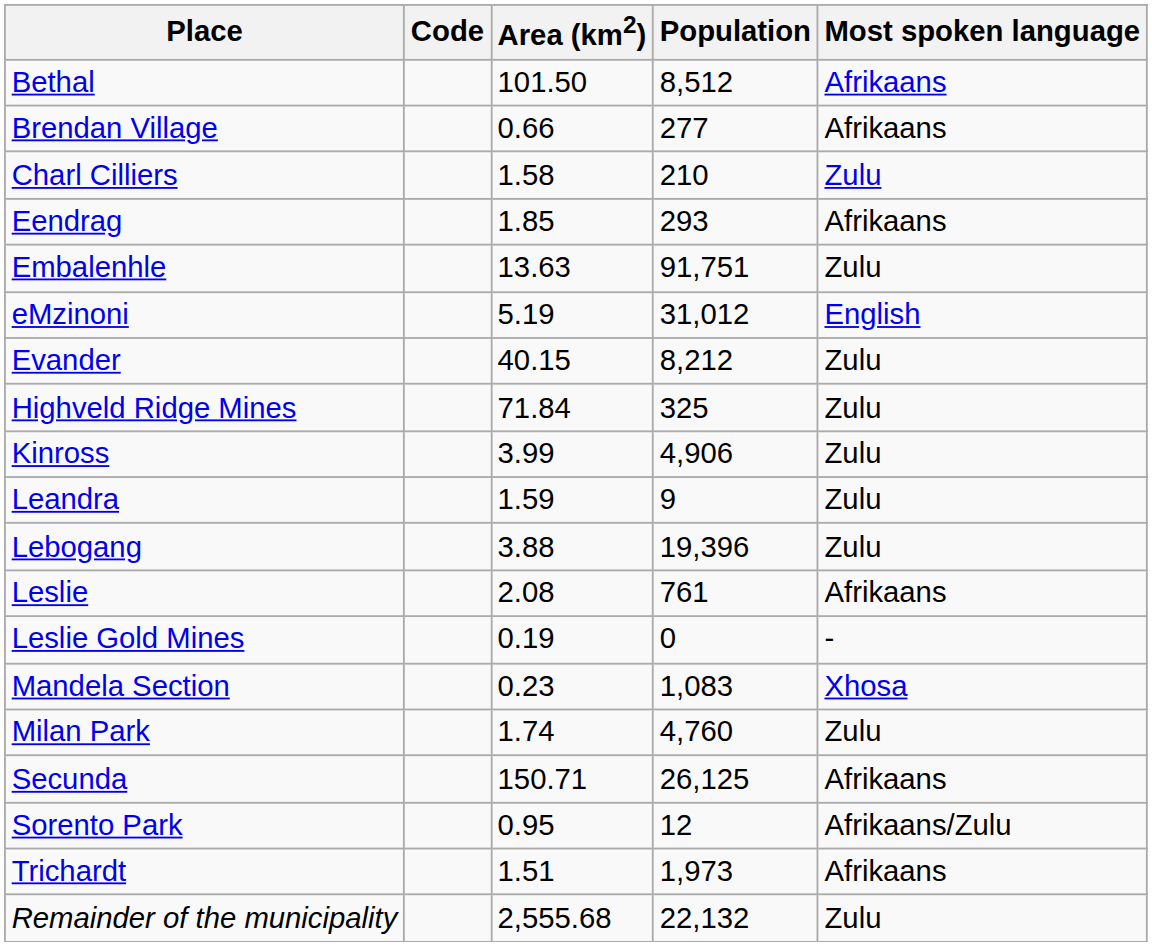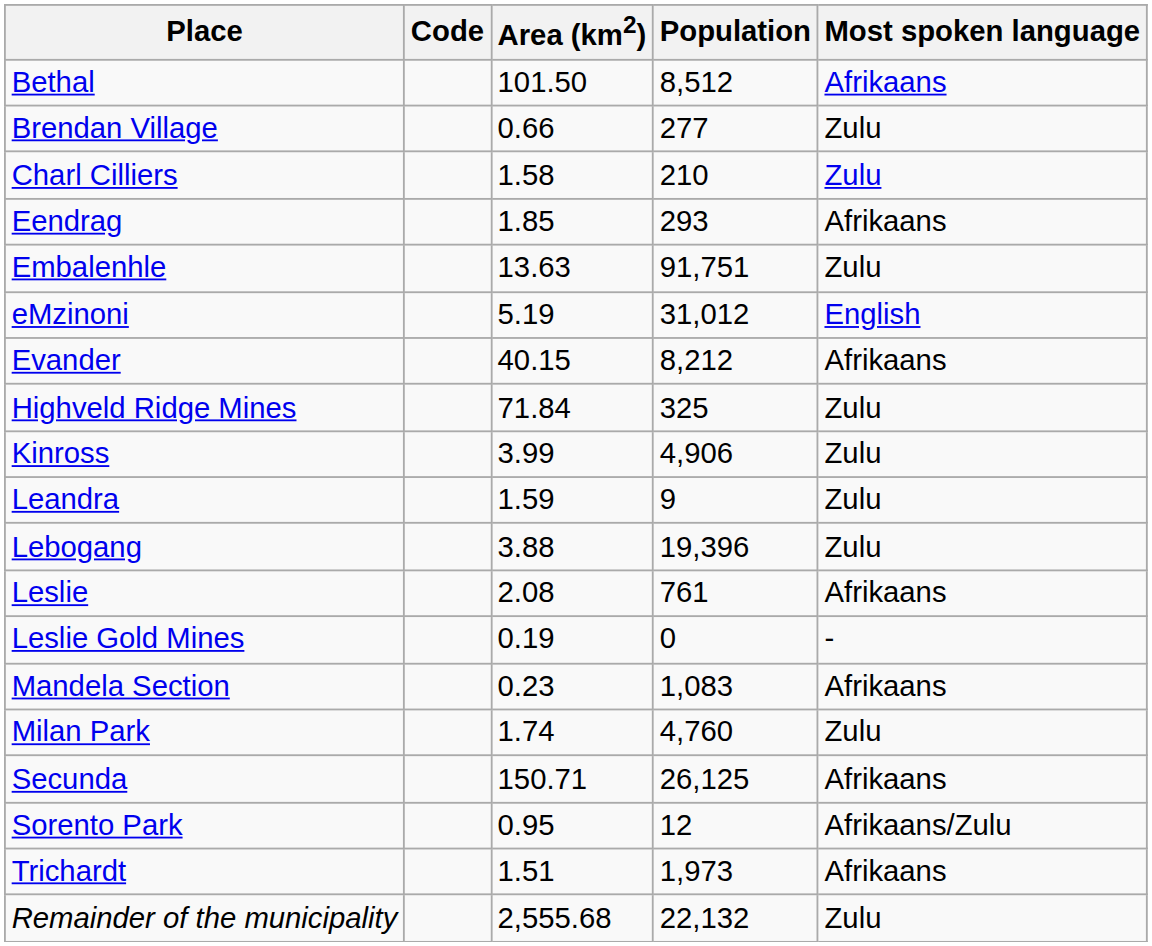(886, 128) Afrikaans -> (853, 128) Zulu
(853, 360) Zulu -> (886, 360) Afrikaans
(866, 685) Xhosa -> (886, 685) Afrikaans
